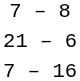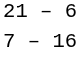- row: (40, 12)
